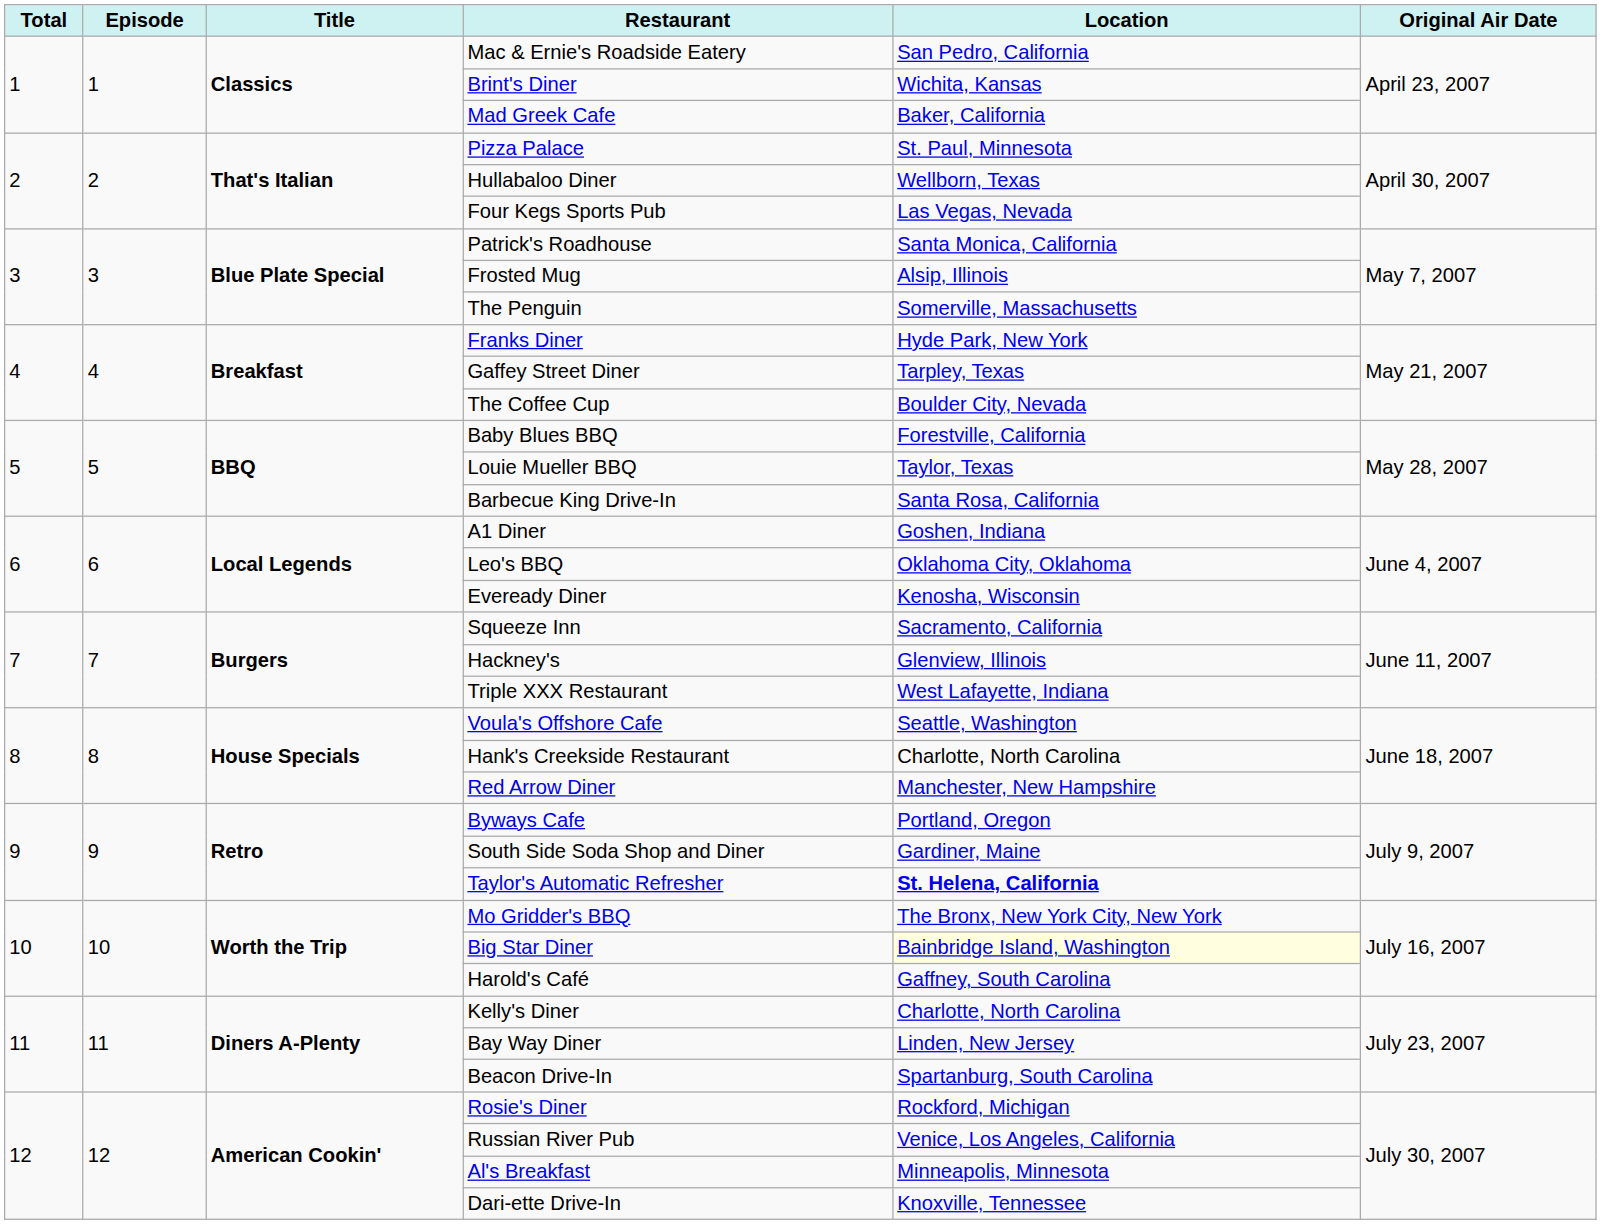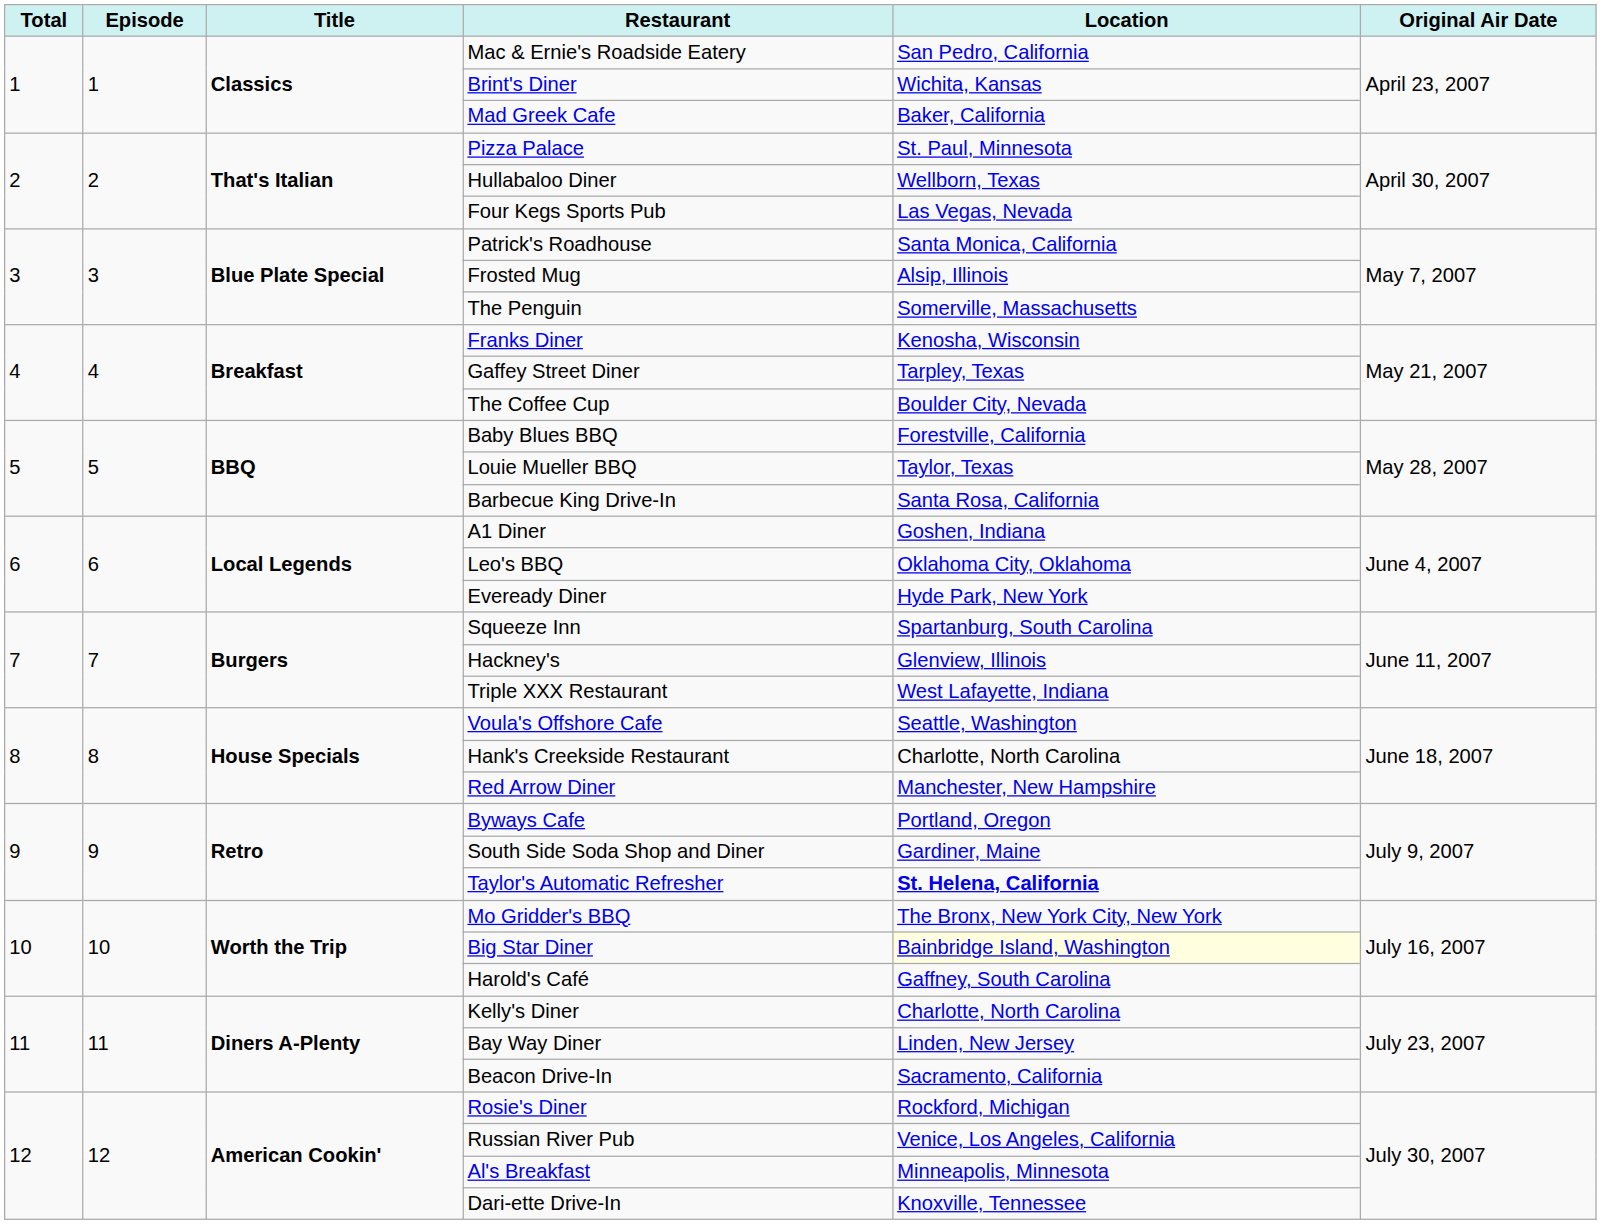(992, 340) Hyde Park, New York -> (988, 340) Kenosha, Wisconsin
(988, 595) Kenosha, Wisconsin -> (992, 595) Hyde Park, New York
(1000, 627) Sacramento, California -> (1025, 627) Spartanburg, South Carolina
(1025, 1075) Spartanburg, South Carolina -> (1000, 1075) Sacramento, California
